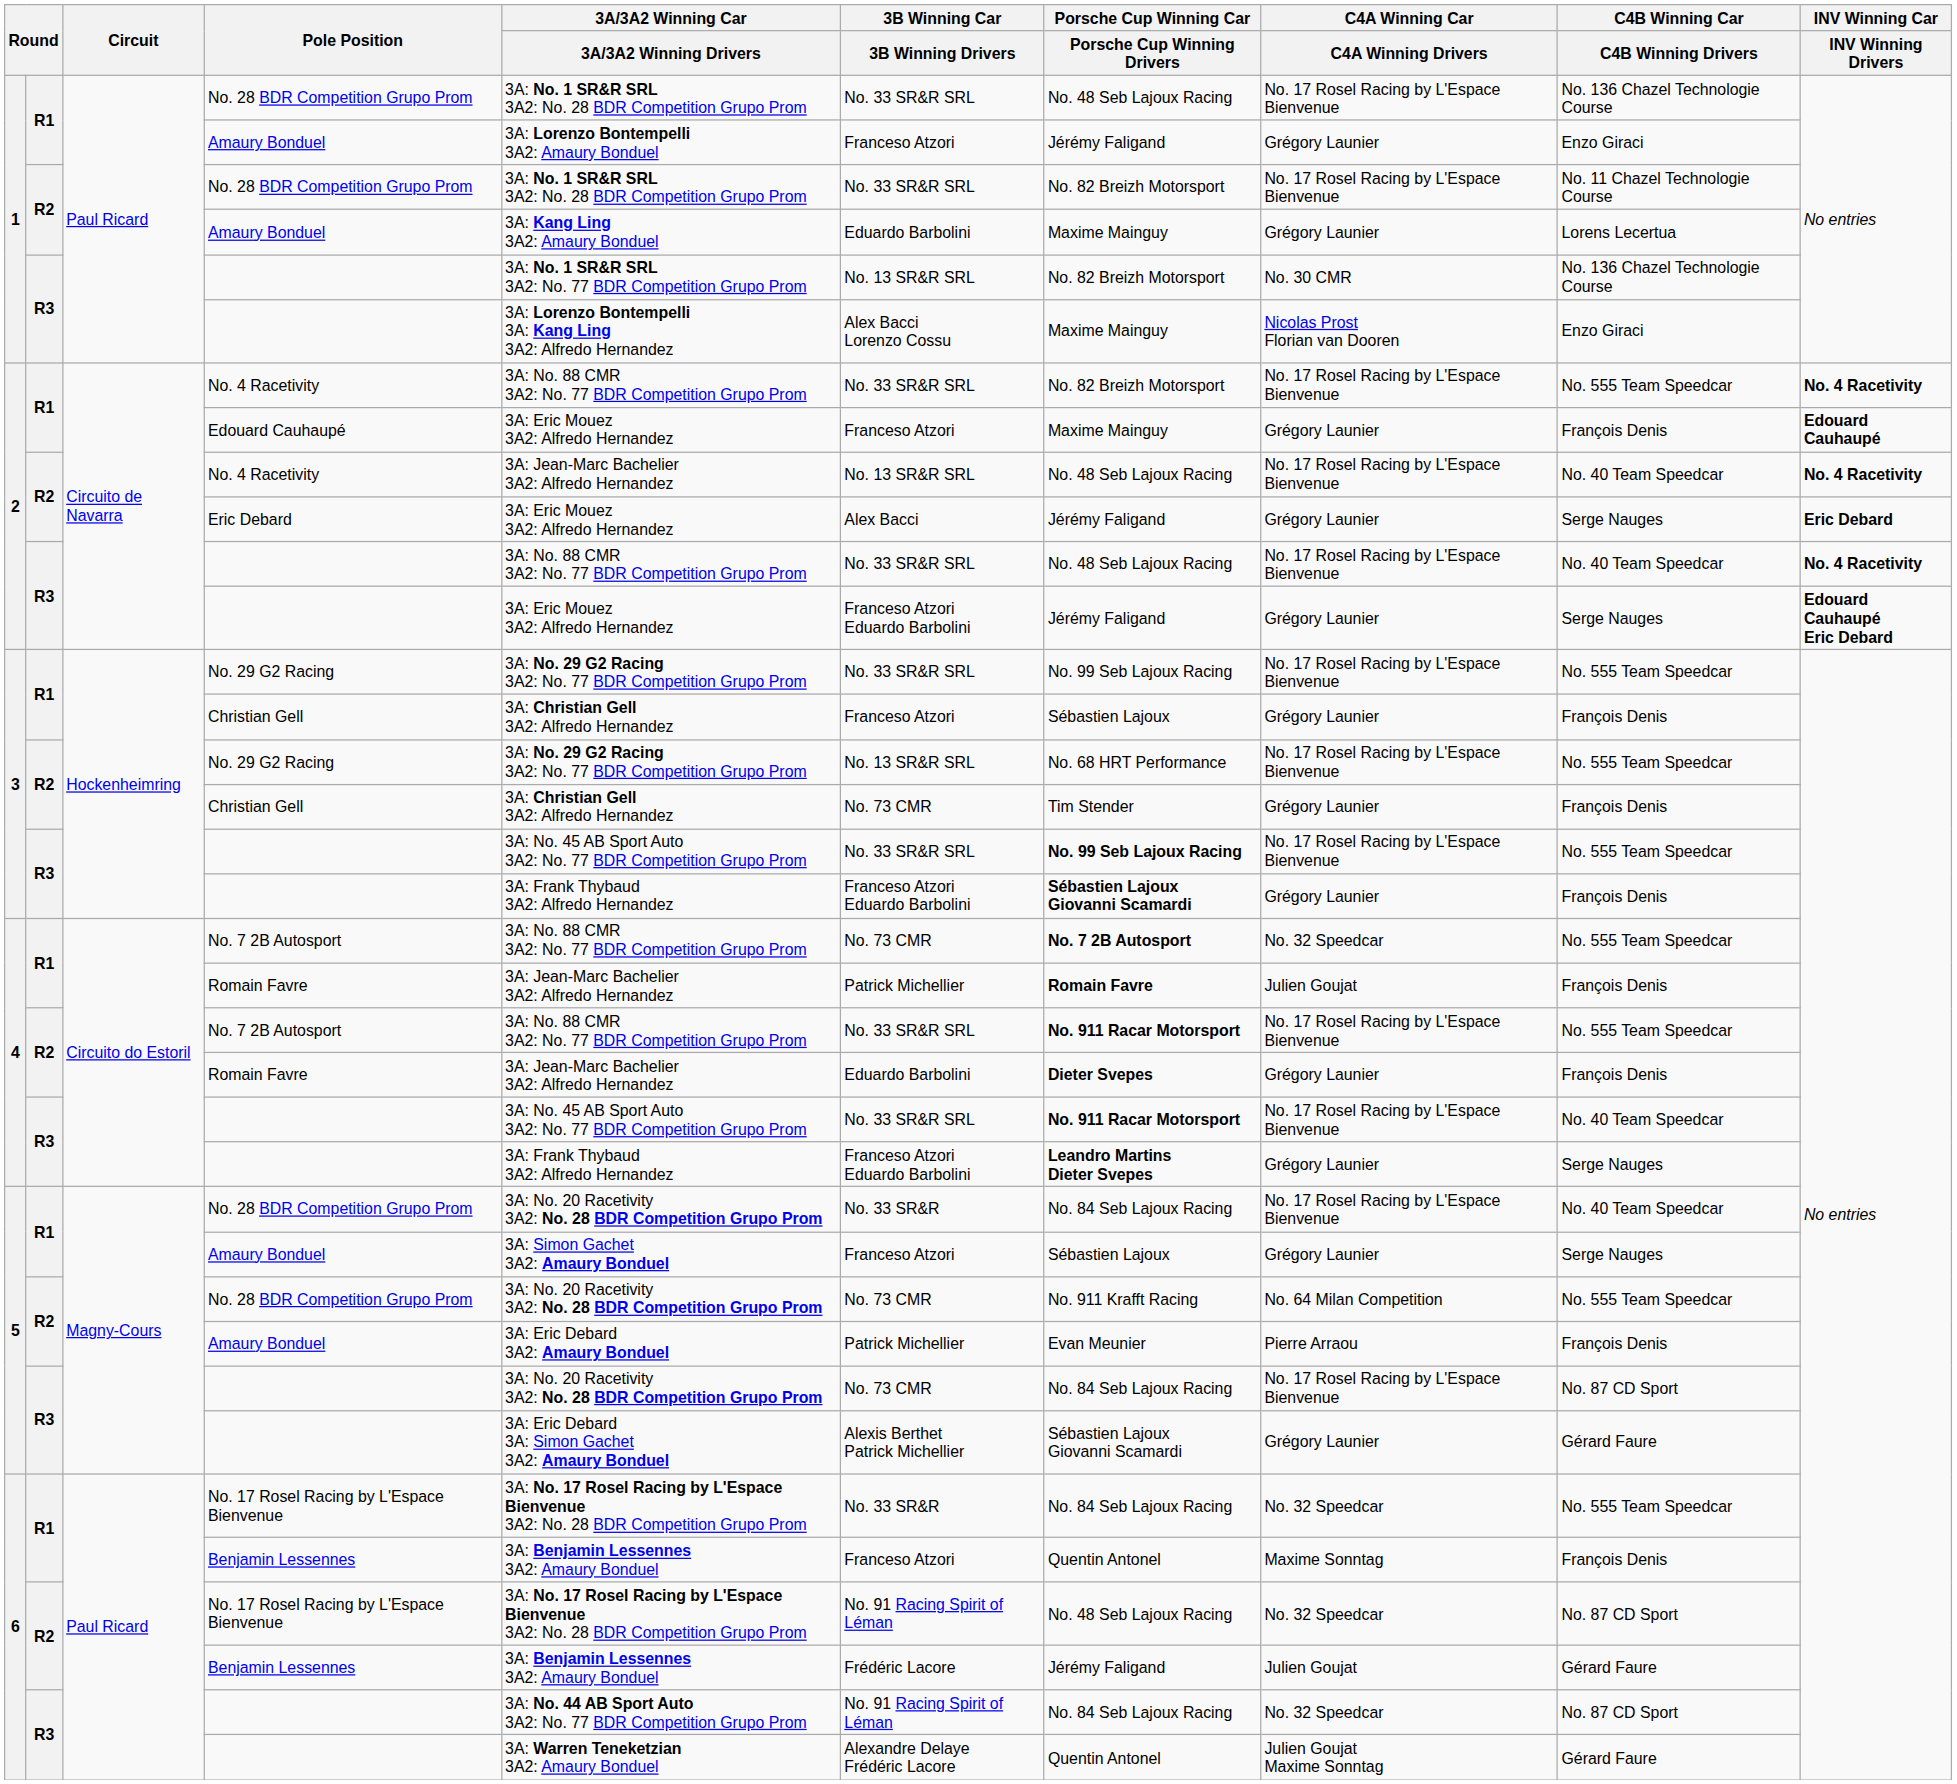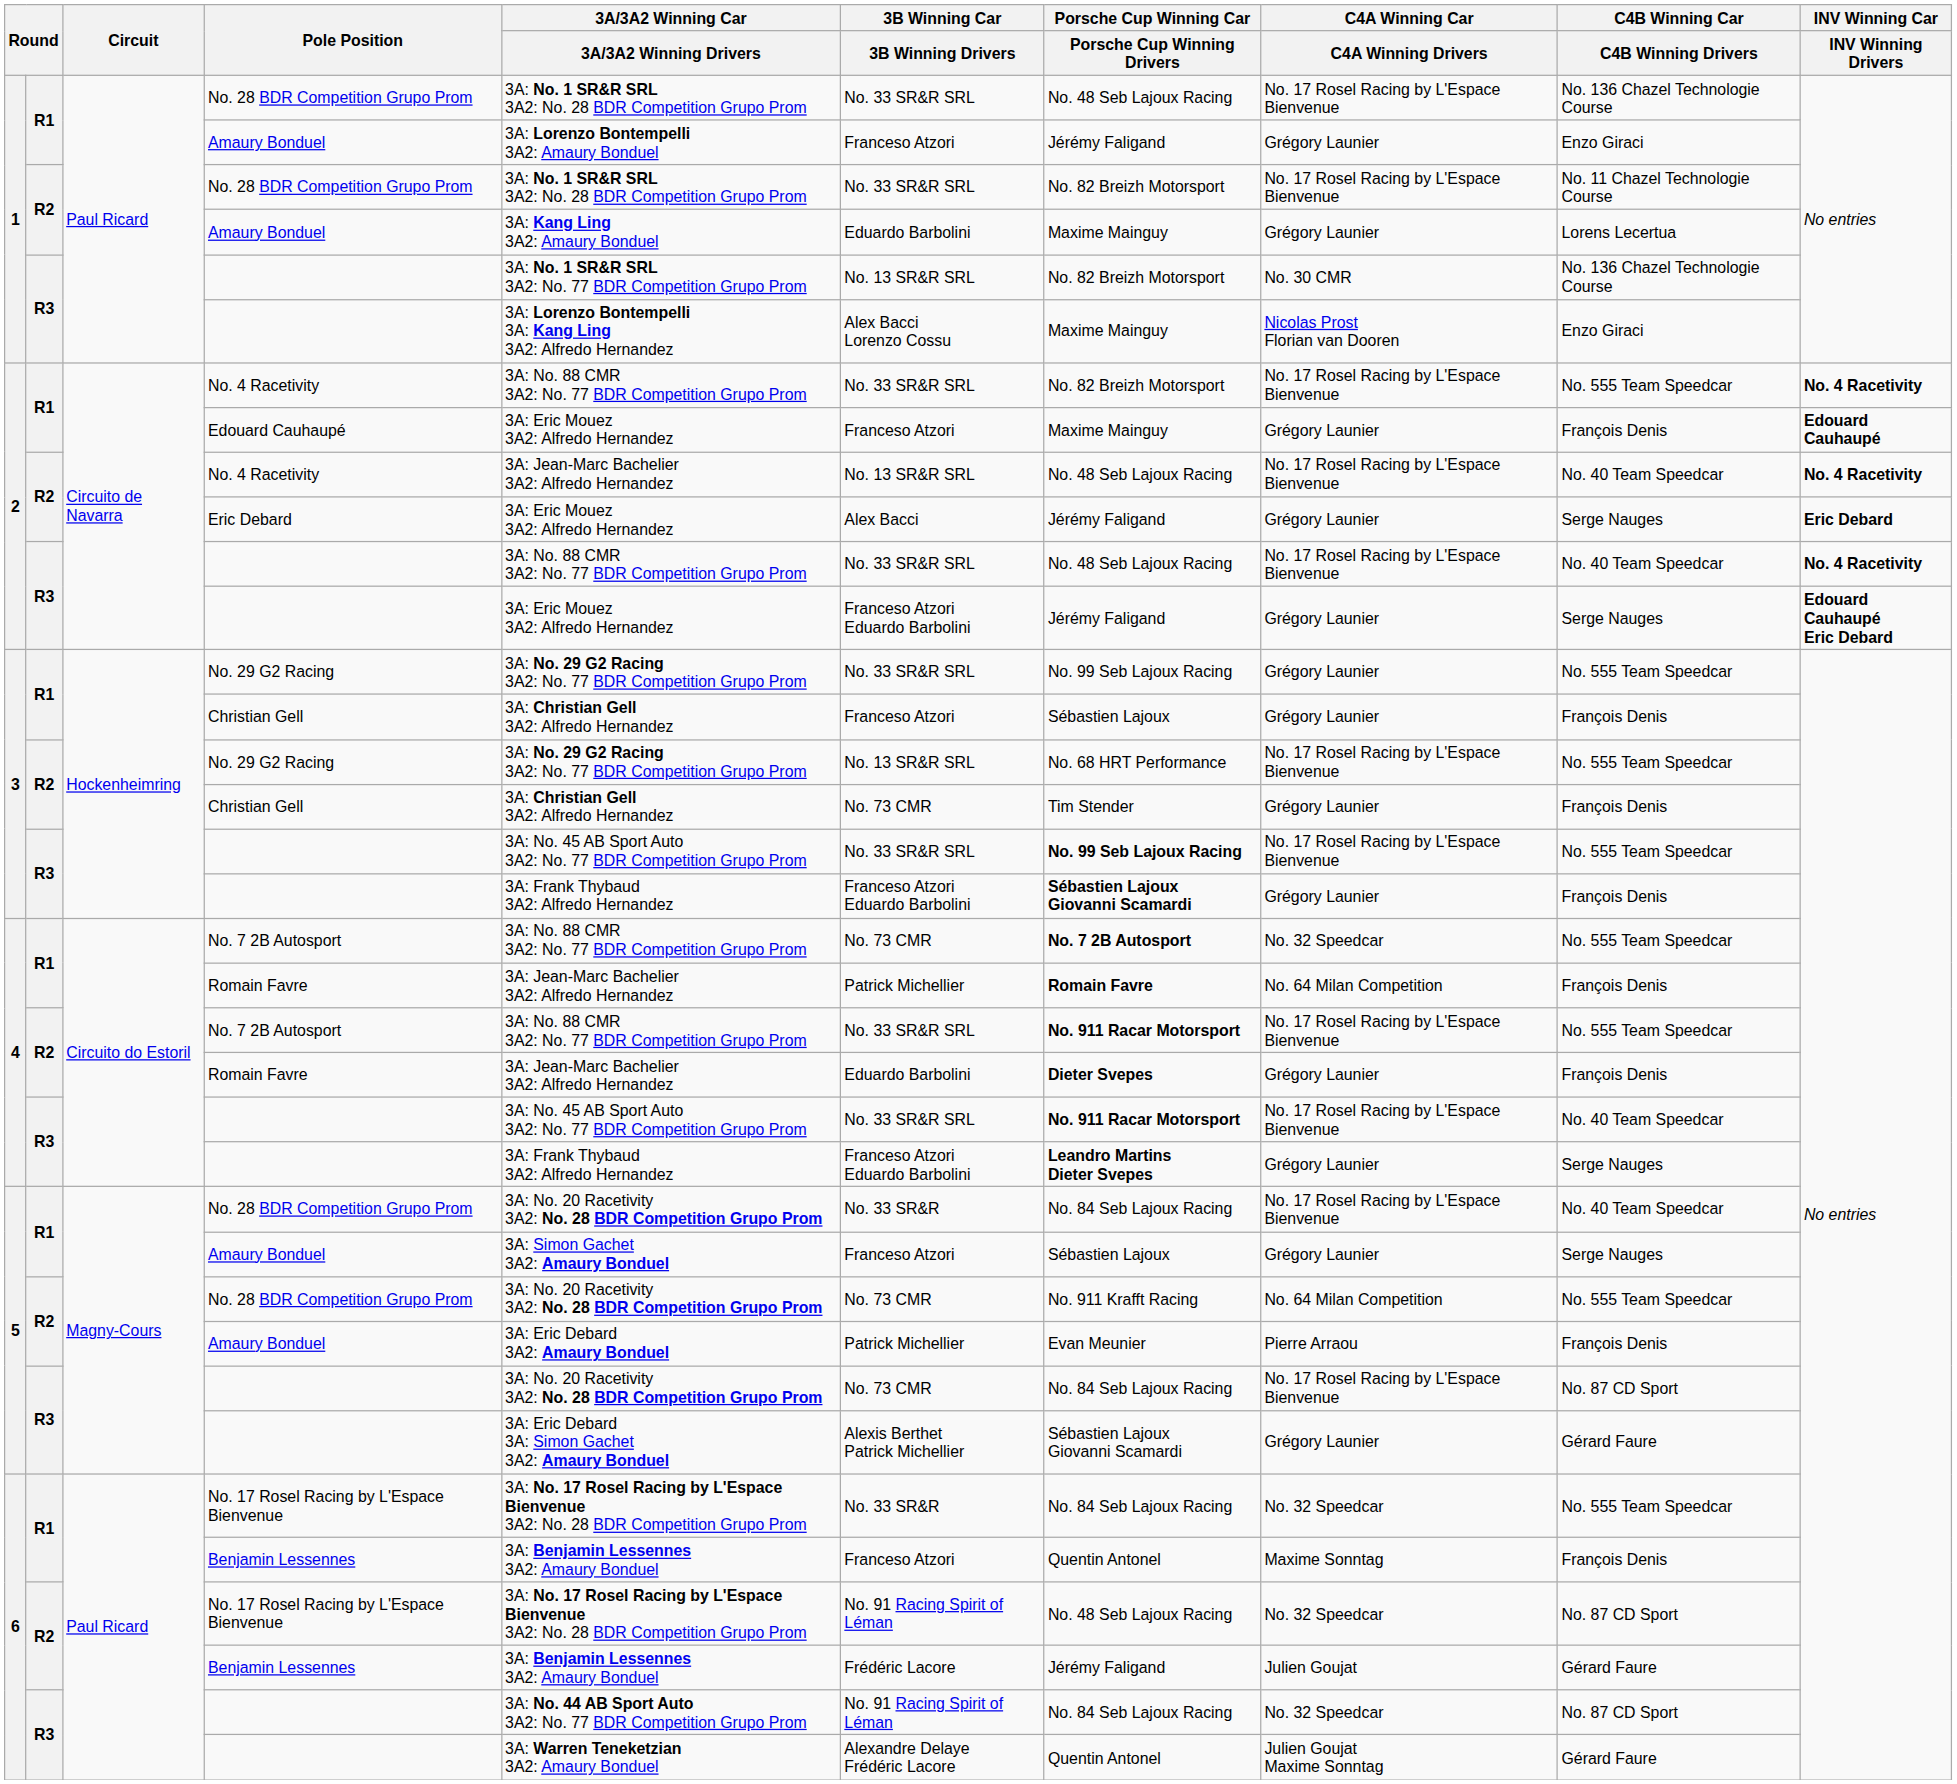(1382, 672) No. 17 Rosel Racing by L'Espace Bienvenue -> (1322, 672) Grégory Launier
(1311, 985) Julien Goujat -> (1353, 985) No. 64 Milan Competition
